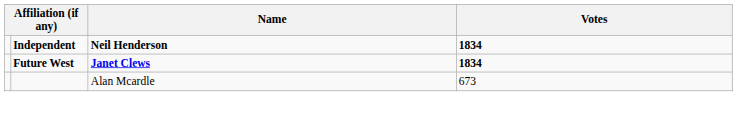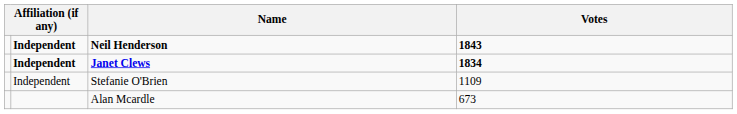(470, 44) 1834 -> (470, 44) 1843
(43, 63) Future West -> (44, 63) Independent
+ row: (129, 81)
